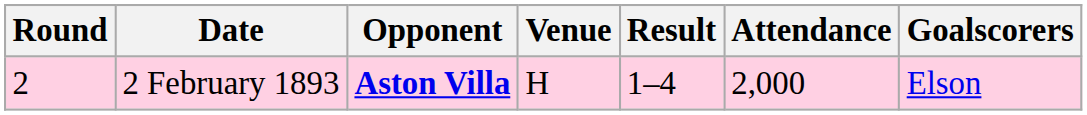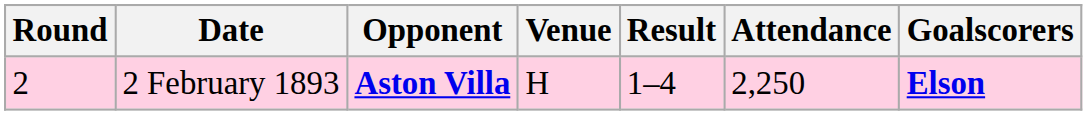(768, 82) 2,000 -> (768, 82) 2,250
(944, 82) normal -> (946, 82) bold
